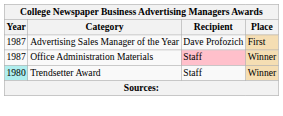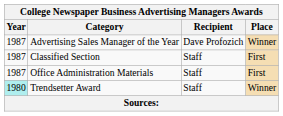(257, 42) First -> (262, 42) Winner
+ row: (65, 57)
(193, 57) pink background -> (193, 73) no background
(262, 57) Winner -> (257, 73) First
